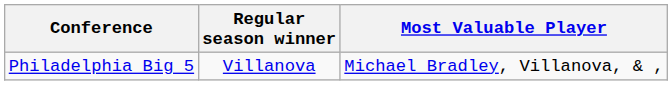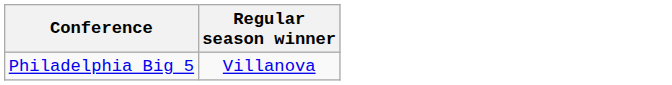- column: (504, 29)
